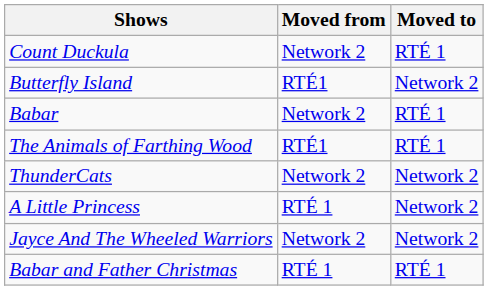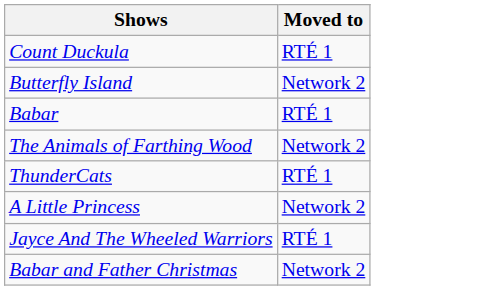- column: (334, 20)
(420, 144) RTÉ 1 -> (323, 144) Network 2
(437, 176) Network 2 -> (307, 176) RTÉ 1
(437, 238) Network 2 -> (307, 238) RTÉ 1
(420, 269) RTÉ 1 -> (323, 269) Network 2
